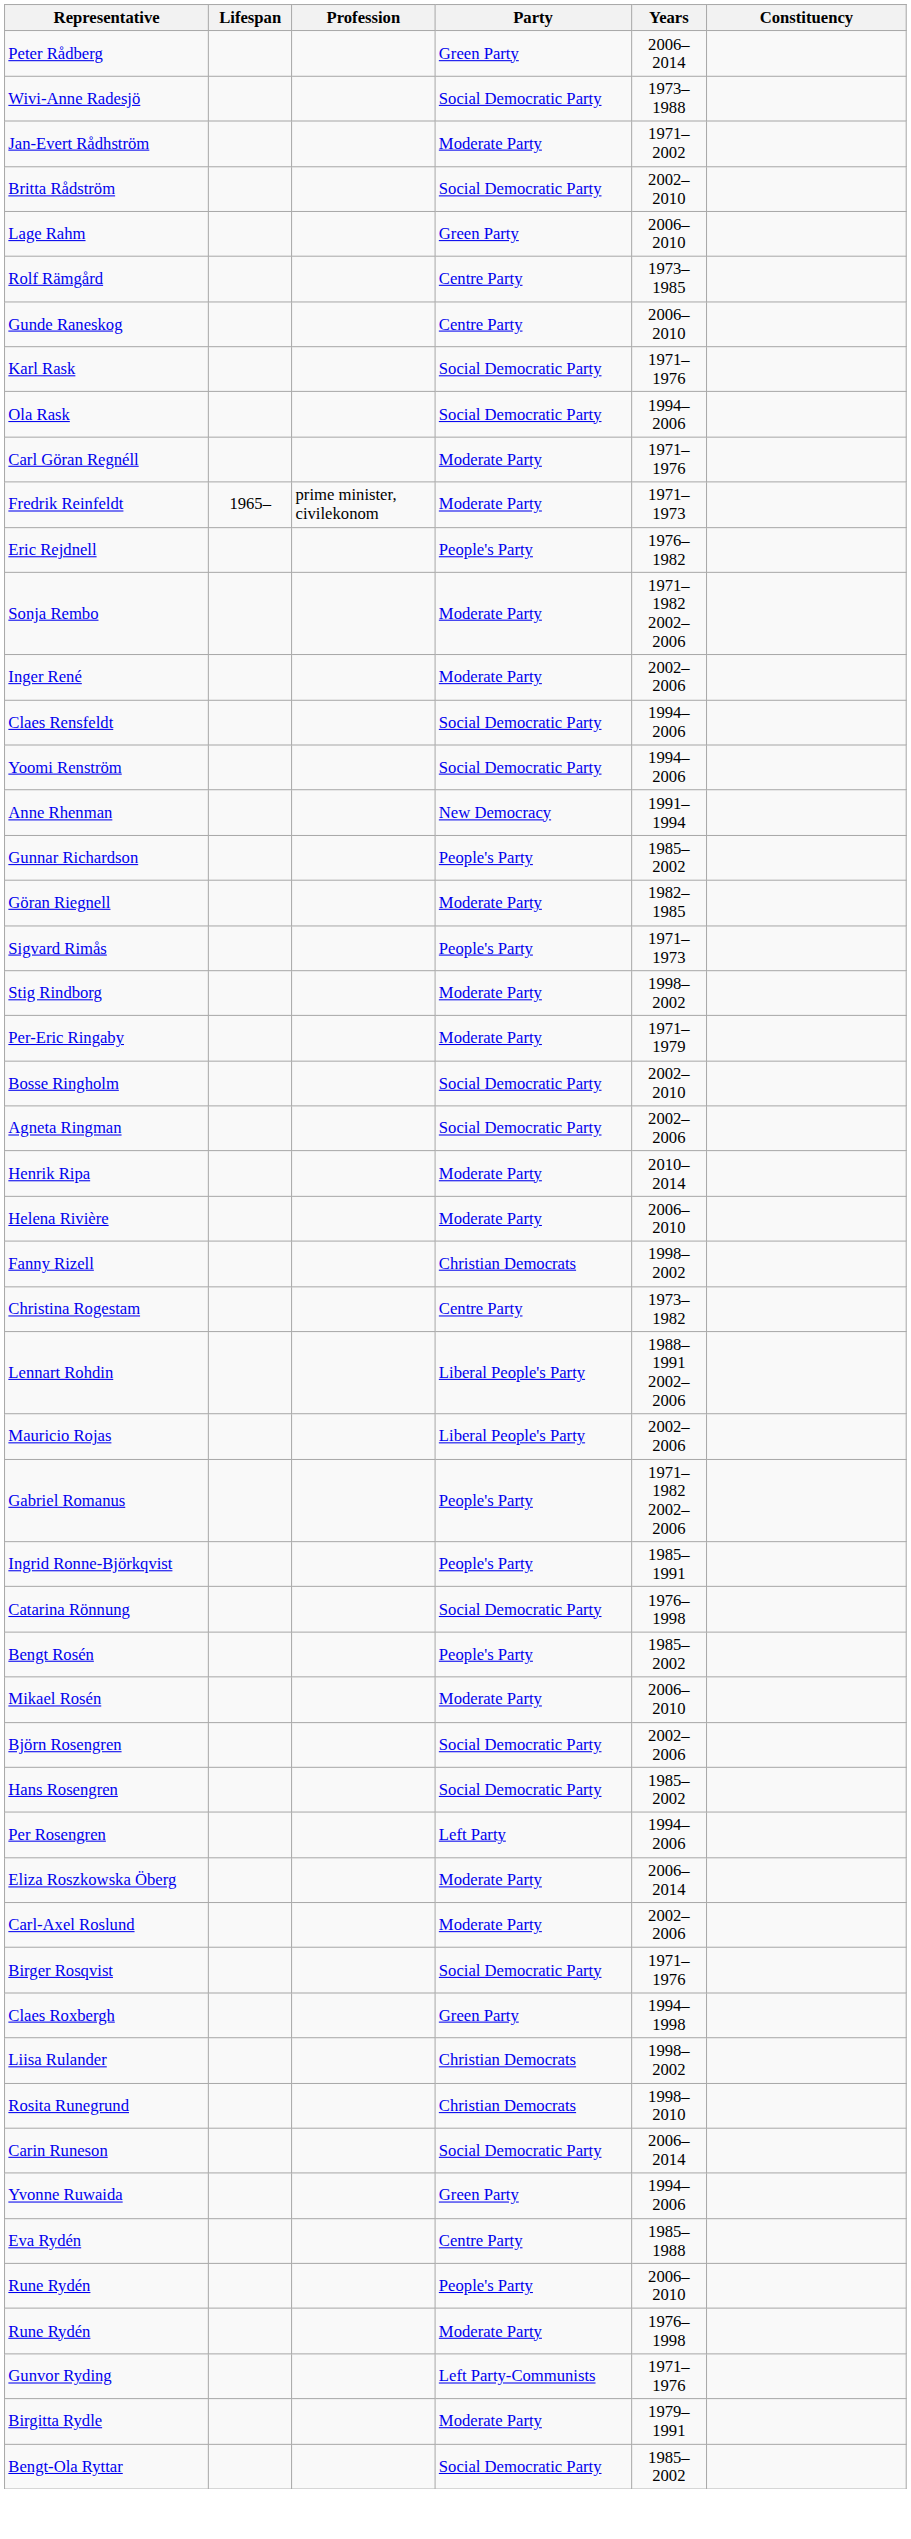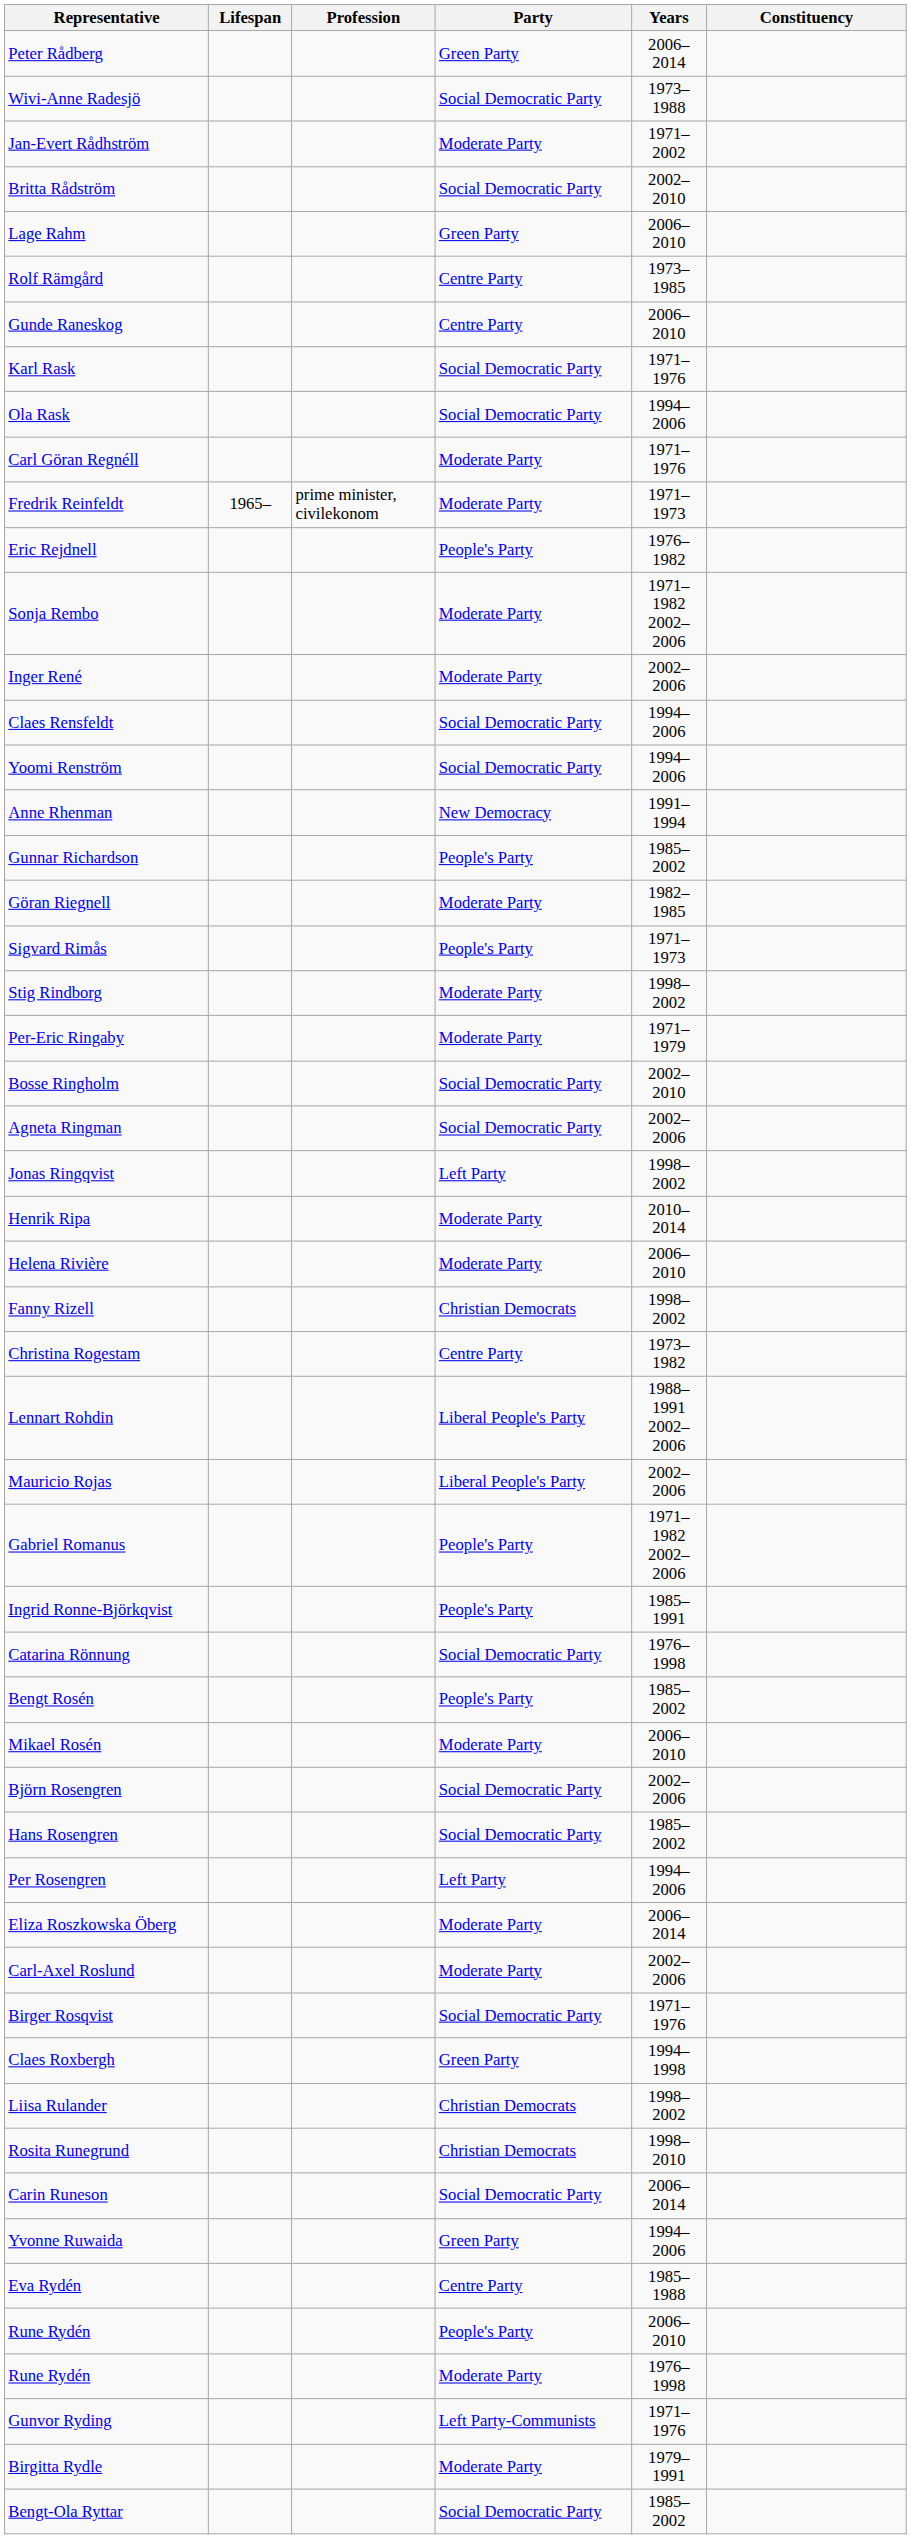+ row: (61, 1173)
